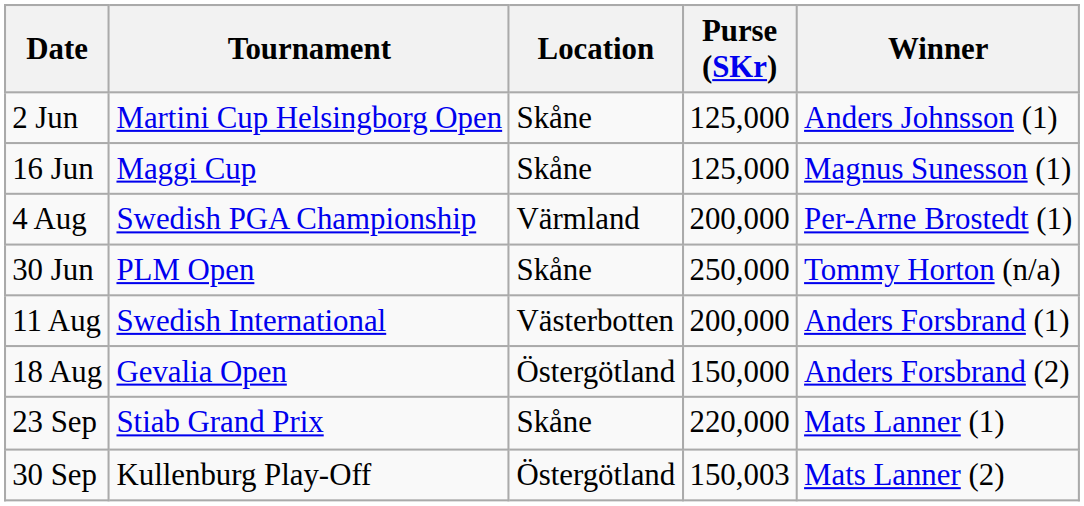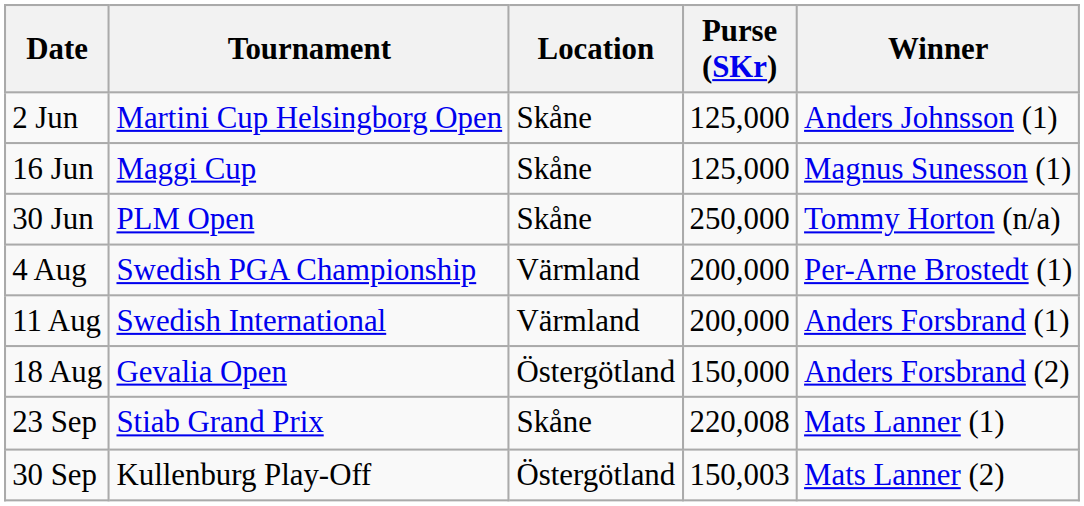rows swapped: (53, 270) <-> (49, 219)
(595, 321) Västerbotten -> (578, 321) Värmland
(740, 422) 220,000 -> (740, 422) 220,008
